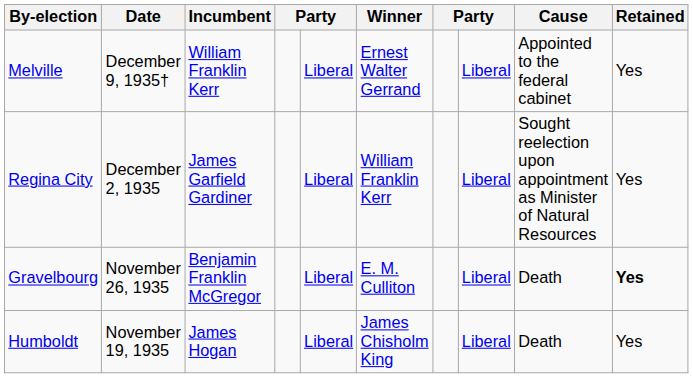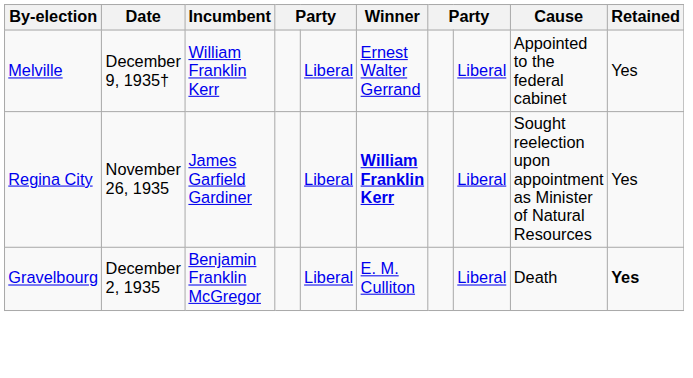(143, 179) December 2, 1935 -> (143, 179) November 26, 1935
(390, 179) normal -> (392, 179) bold
(143, 278) November 26, 1935 -> (143, 278) December 2, 1935
- row: (43, 341)
